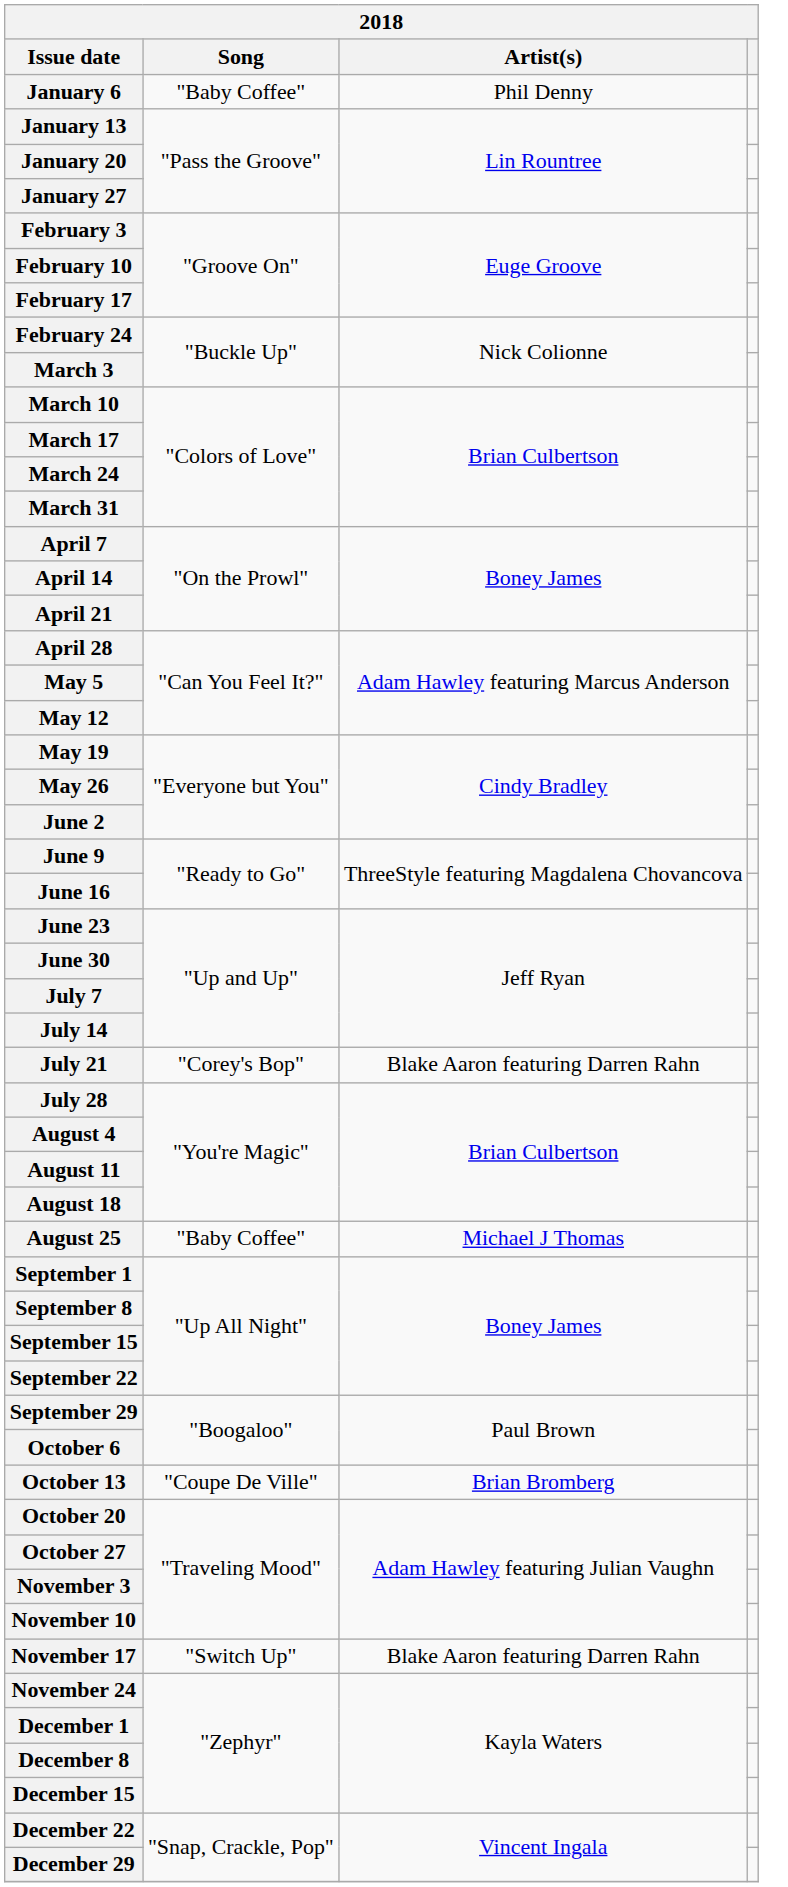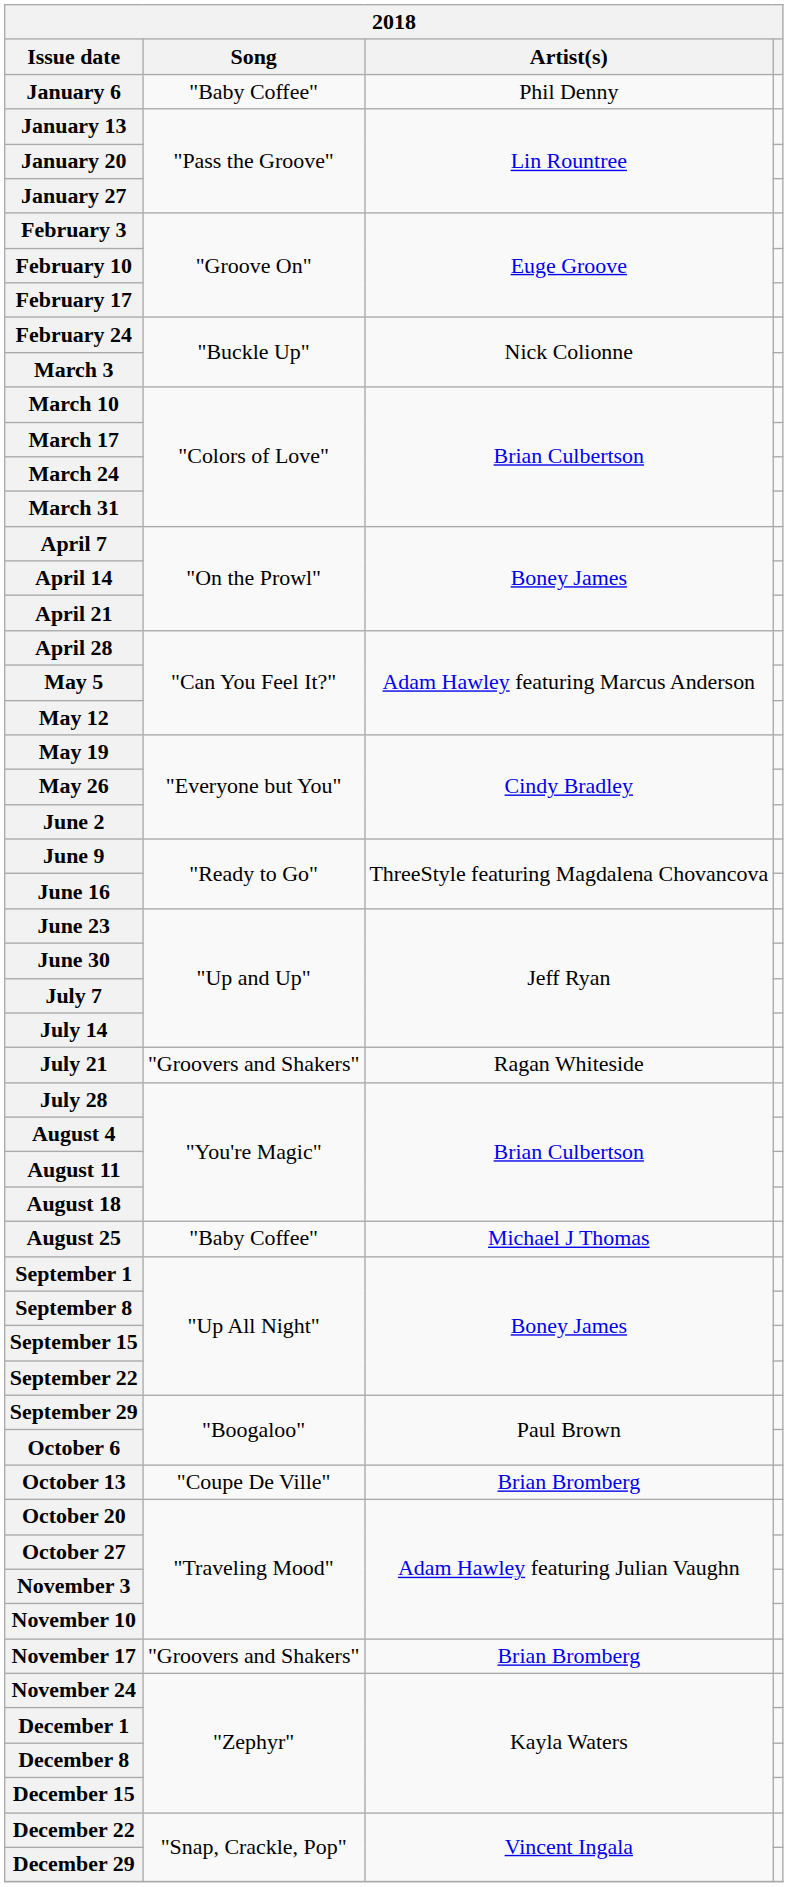(241, 1064) "Corey's Bop" -> (254, 1064) "Groovers and Shakers"
(543, 1064) Blake Aaron featuring Darren Rahn -> (569, 1064) Ragan Whiteside
(241, 1655) "Switch Up" -> (254, 1655) "Groovers and Shakers"
(543, 1655) Blake Aaron featuring Darren Rahn -> (569, 1655) Brian Bromberg
